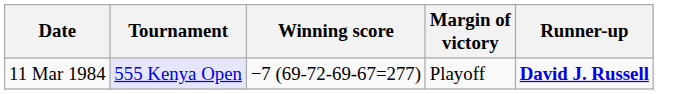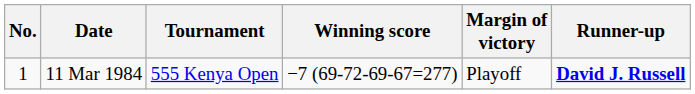+ column: (23, 31)
(178, 73) lavender background -> (215, 73) no background
